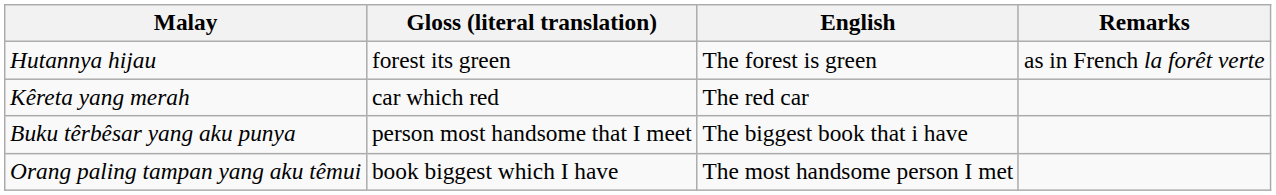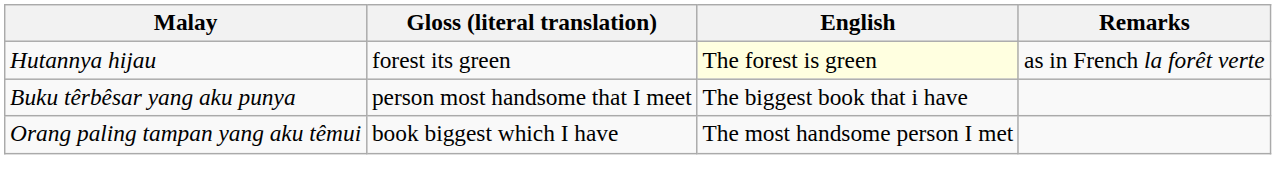(790, 60) no background -> (790, 60) lightyellow background
- row: (100, 97)
